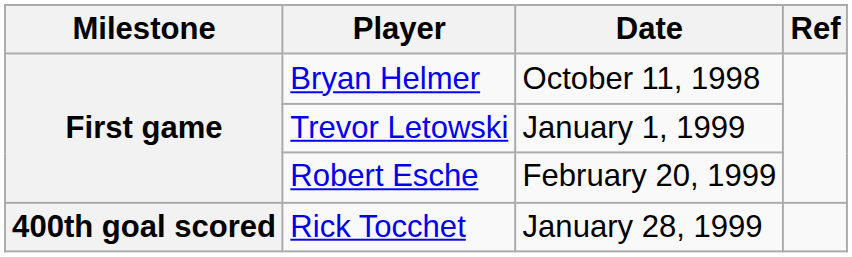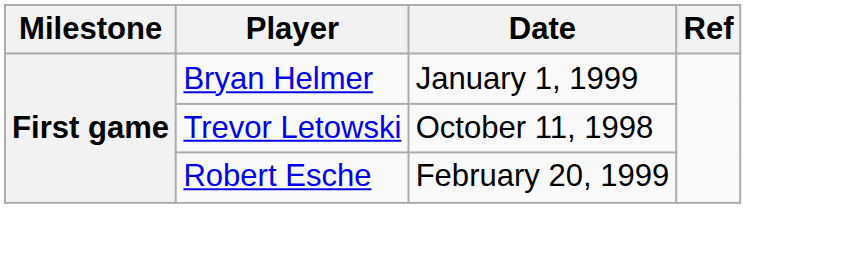(641, 78) October 11, 1998 -> (527, 78) January 1, 1999
(634, 127) January 1, 1999 -> (534, 127) October 11, 1998
- row: (378, 226)
